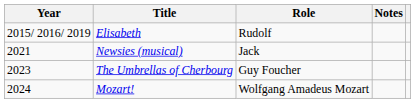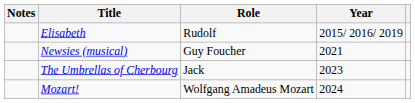columns swapped: (49, 13) <-> (389, 13)
(249, 51) Jack -> (214, 51) Guy Foucher
(270, 70) Guy Foucher -> (194, 70) Jack
